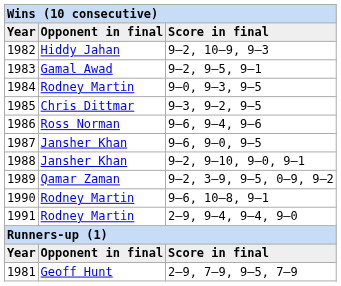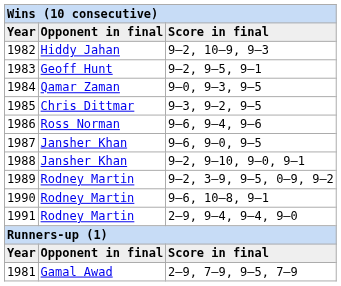(77, 69) Gamal Awad -> (77, 69) Geoff Hunt
(87, 87) Rodney Martin -> (80, 87) Qamar Zaman
(80, 180) Qamar Zaman -> (87, 180) Rodney Martin
(77, 272) Geoff Hunt -> (77, 272) Gamal Awad
